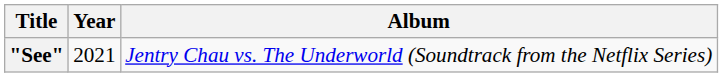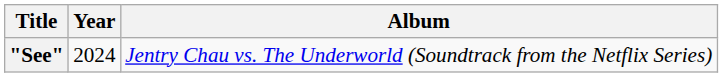(94, 54) 2021 -> (94, 54) 2024
